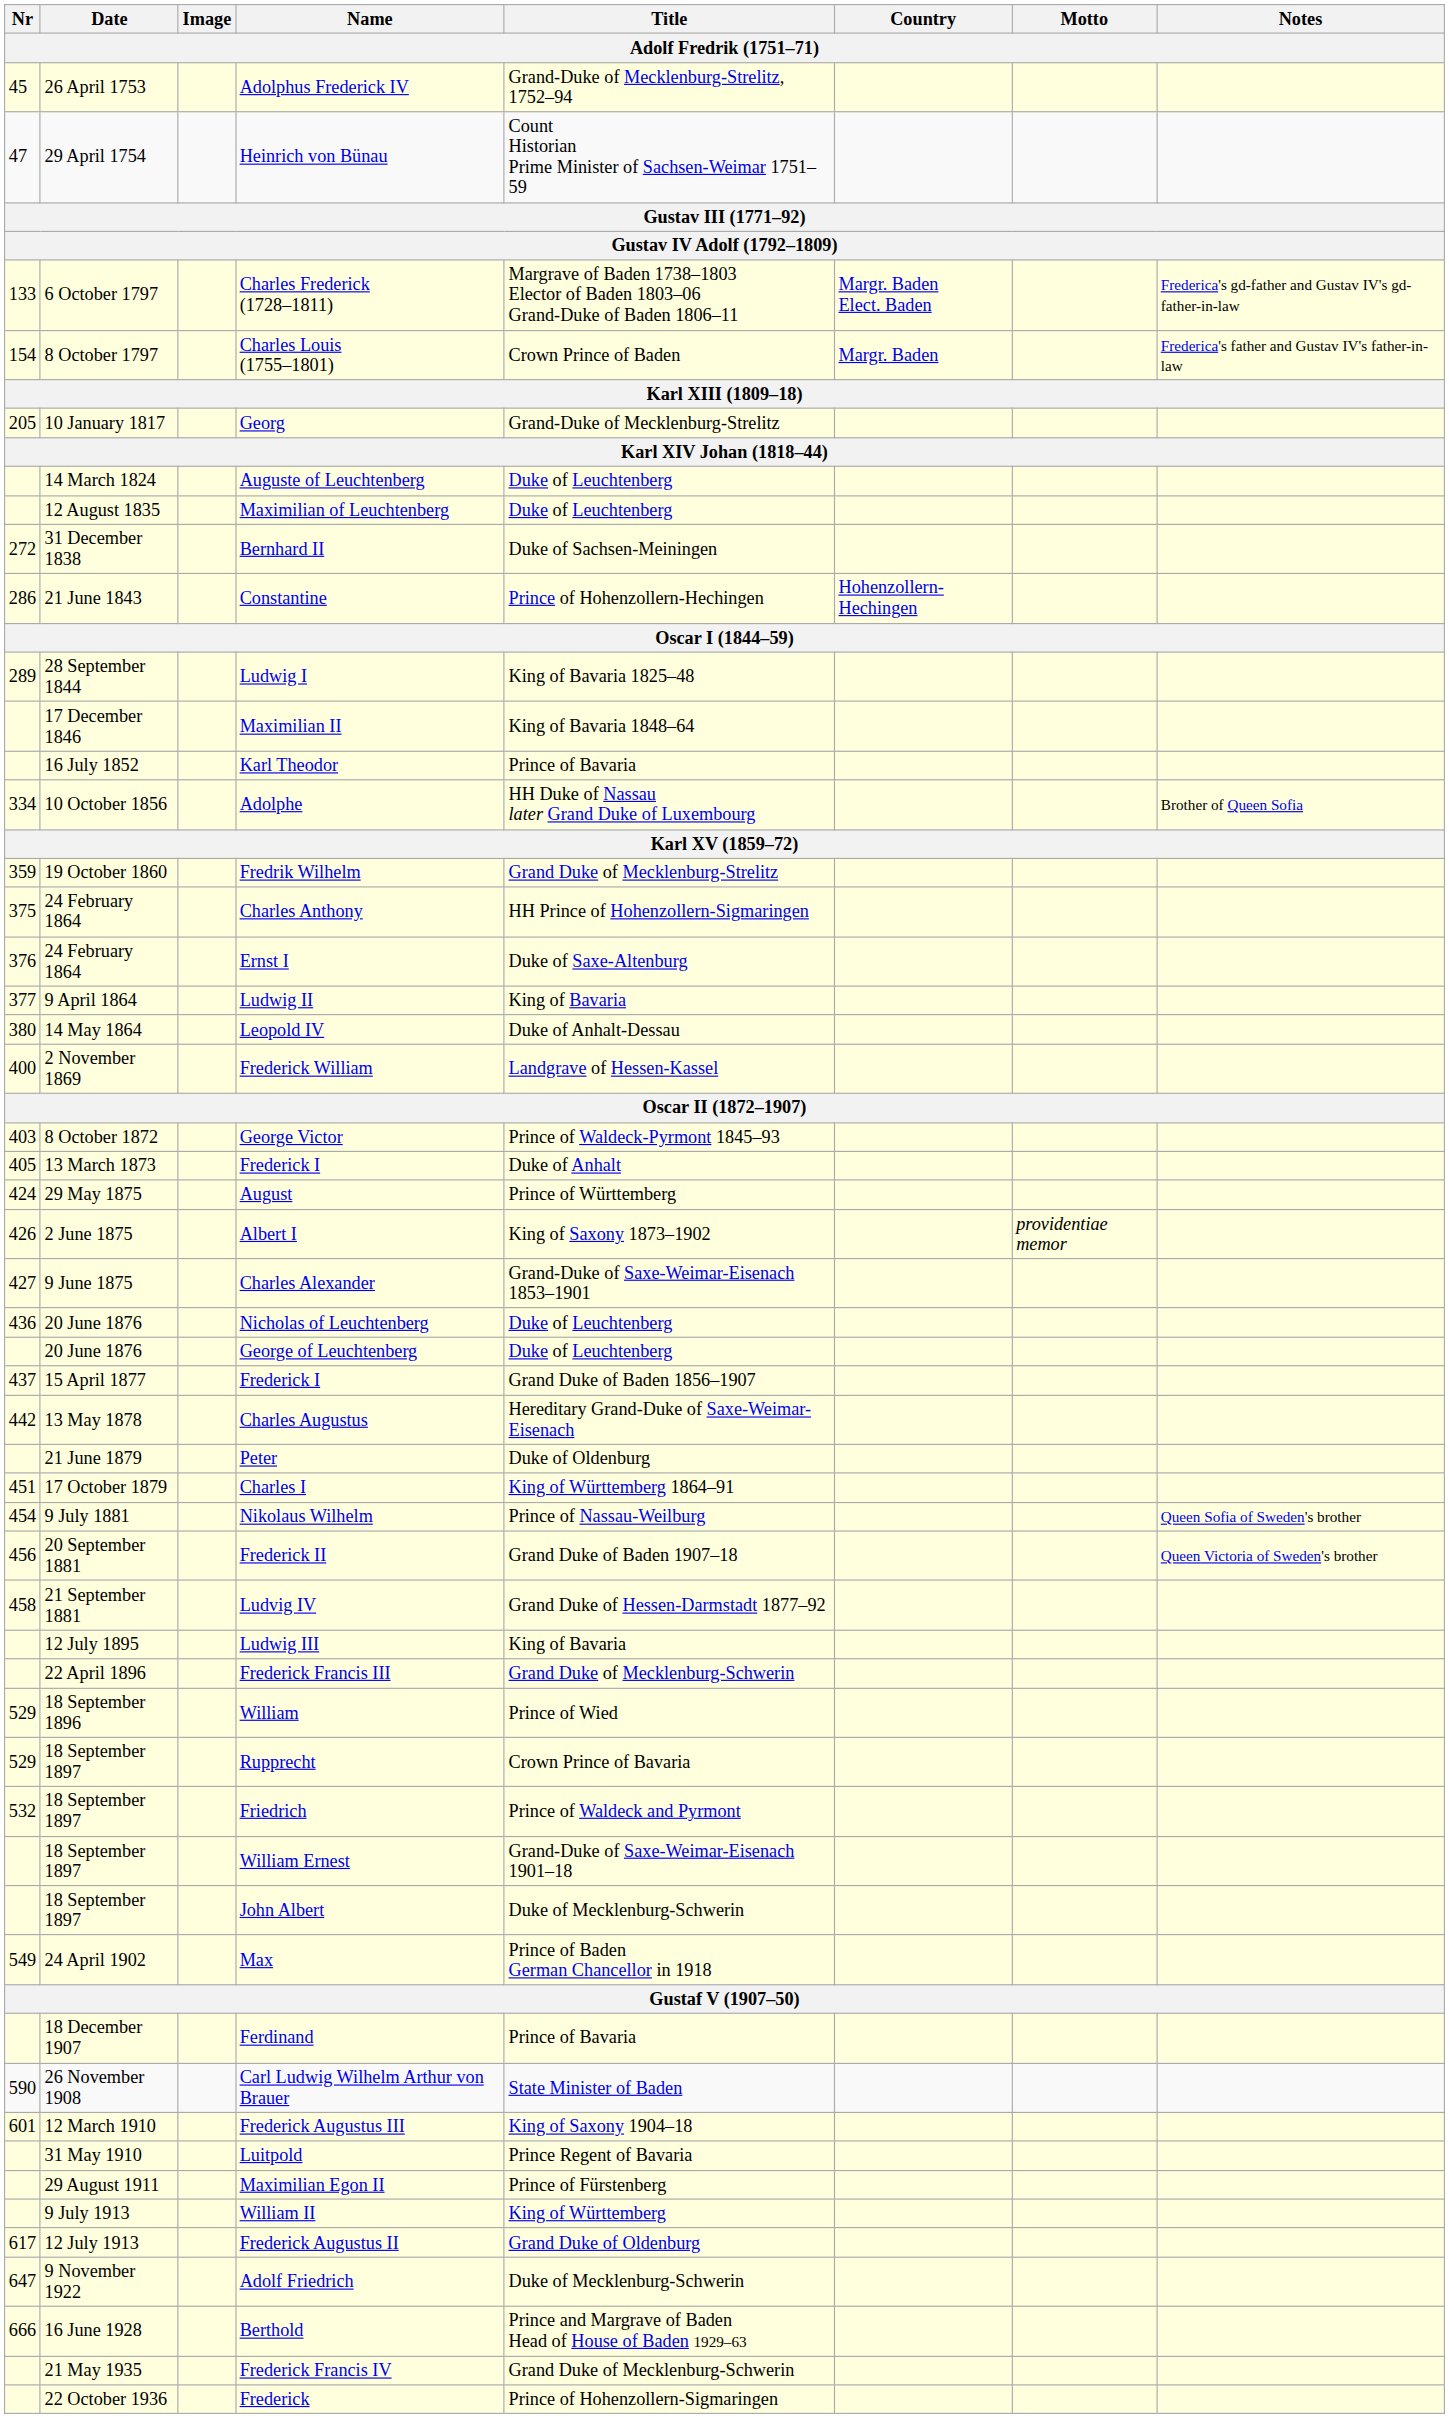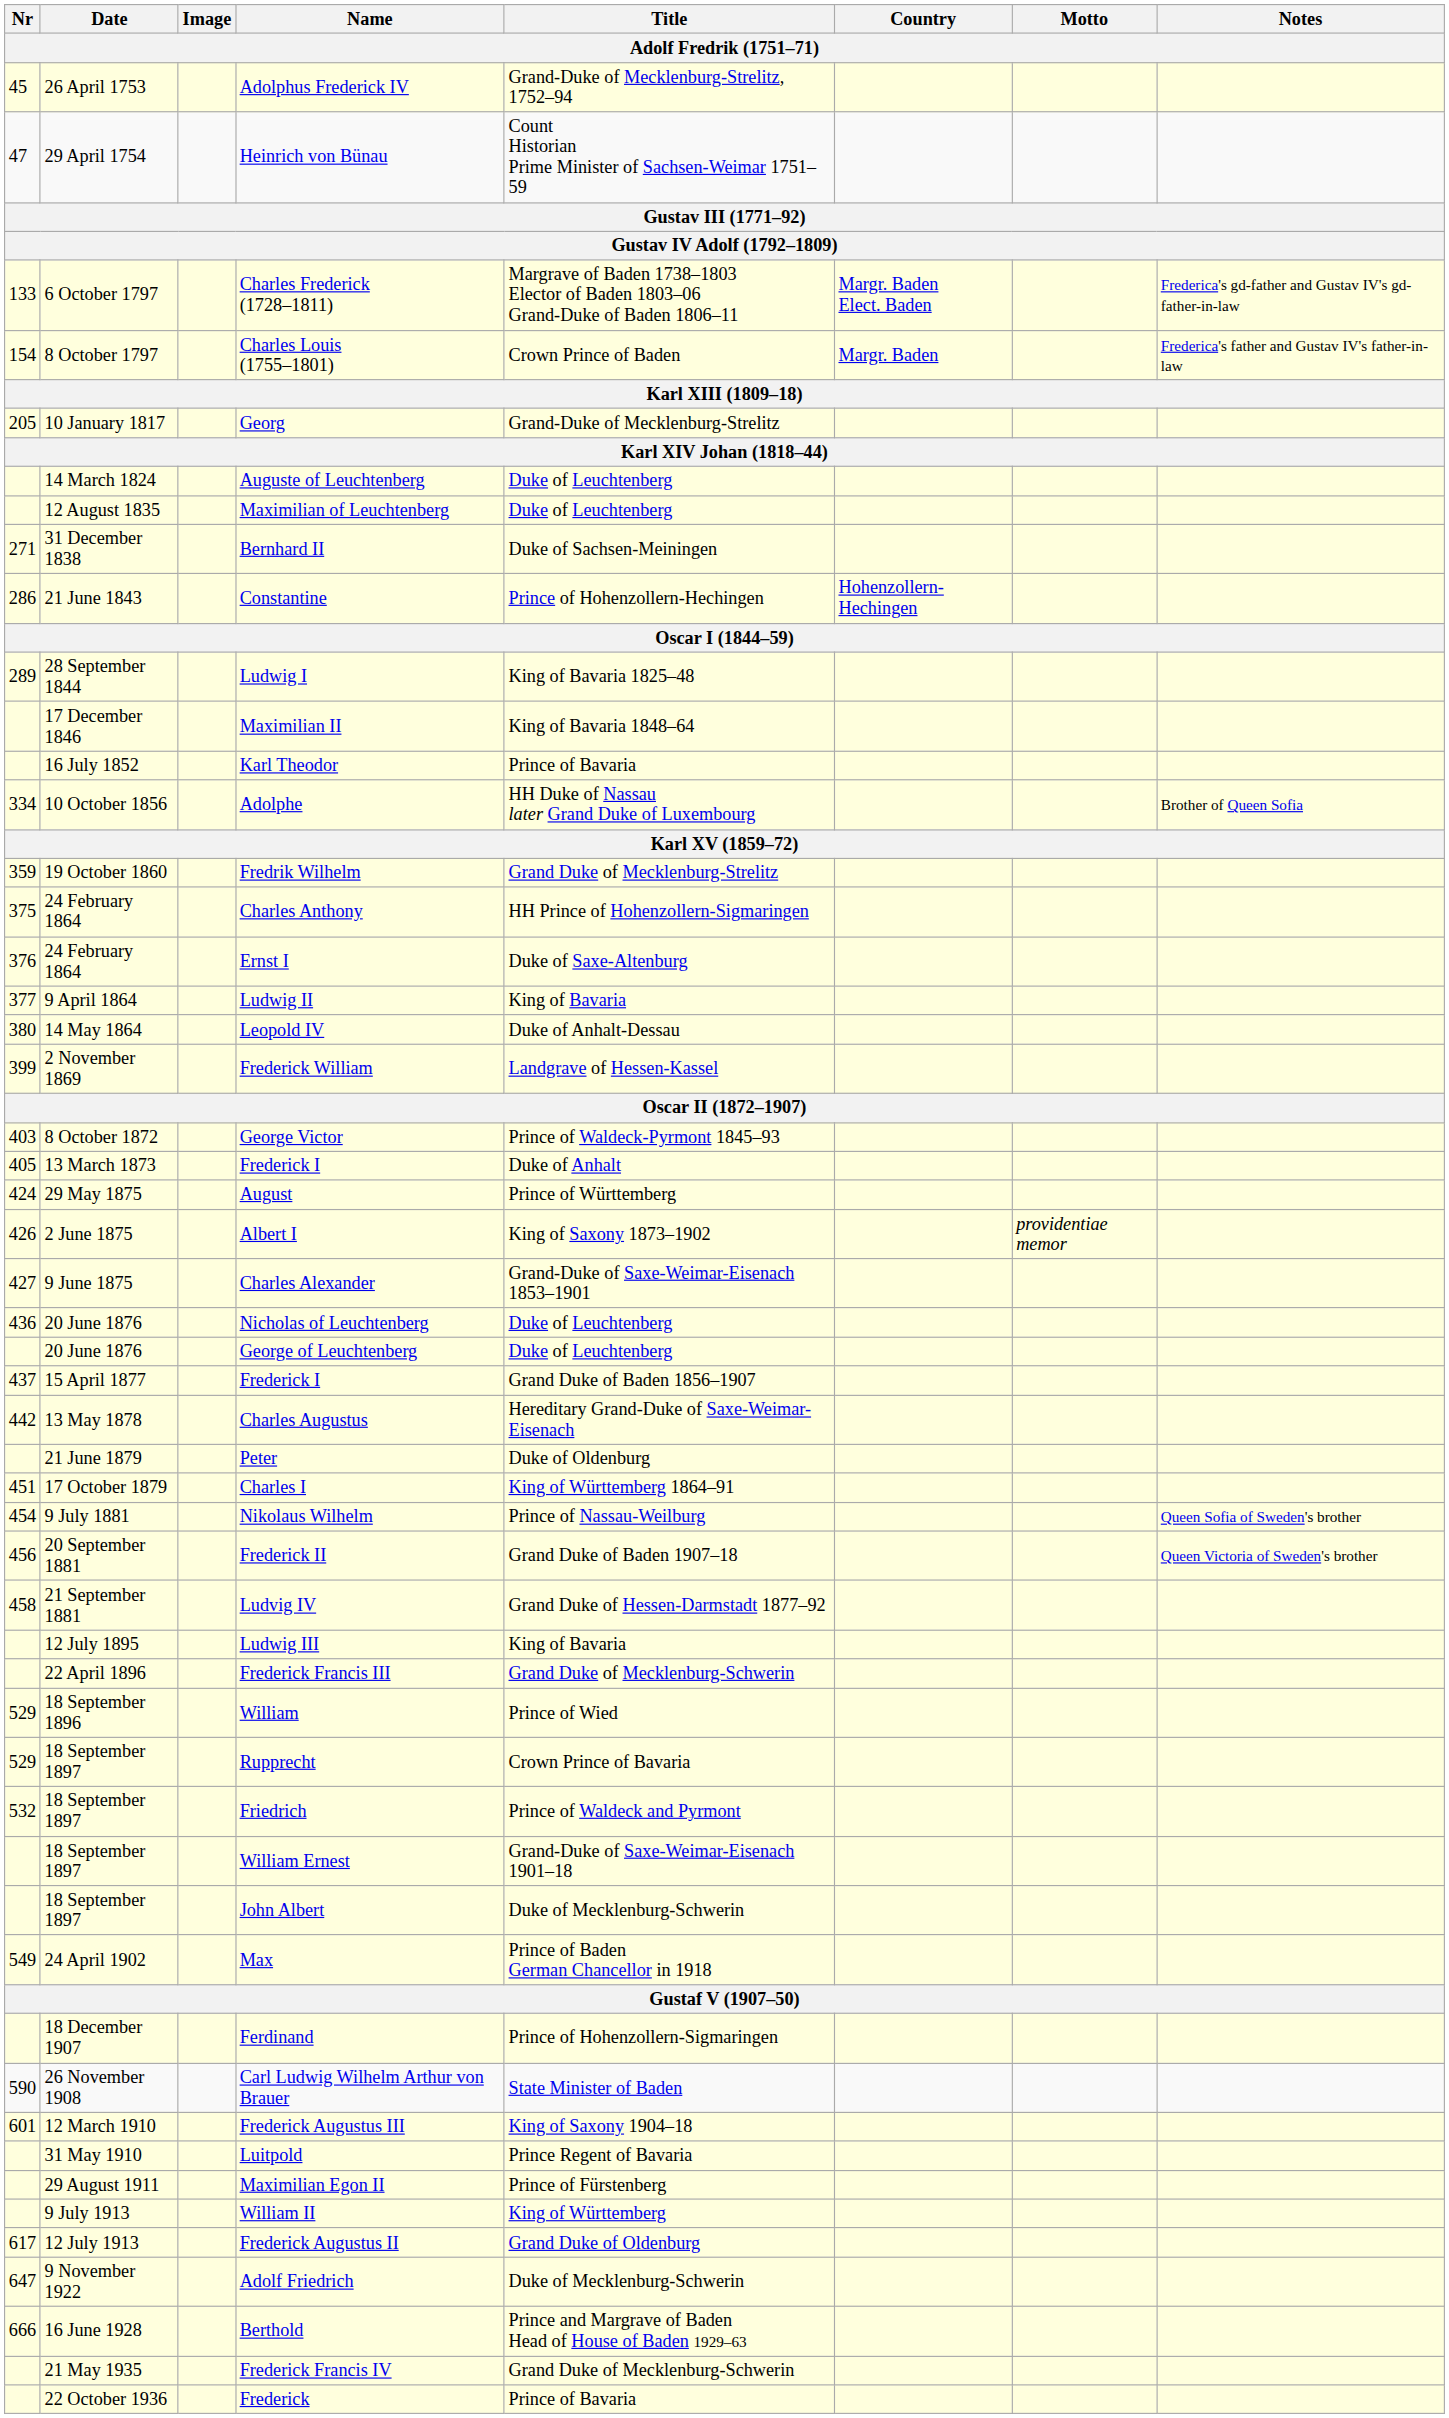(22, 548) 272 -> (22, 548) 271
(22, 1068) 400 -> (22, 1068) 399
(572, 2038) Prince of Bavaria -> (643, 2038) Prince of Hohenzollern-Sigmaringen
(643, 2399) Prince of Hohenzollern-Sigmaringen -> (572, 2399) Prince of Bavaria
